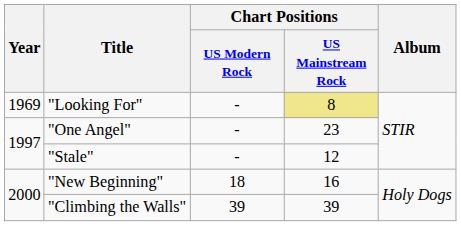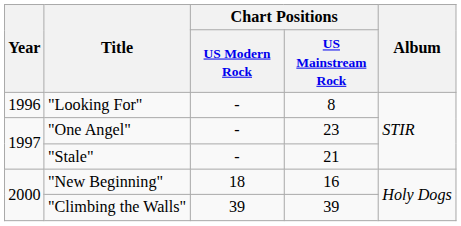(24, 104) 1969 -> (24, 104) 1996
(331, 104) khaki background -> (331, 104) no background
(331, 156) 12 -> (331, 156) 21
